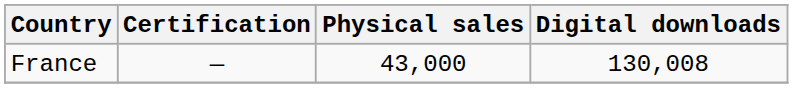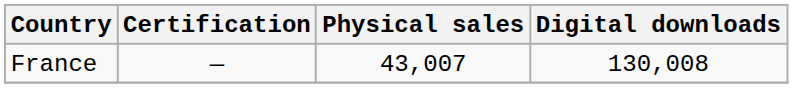(423, 64) 43,000 -> (423, 64) 43,007
